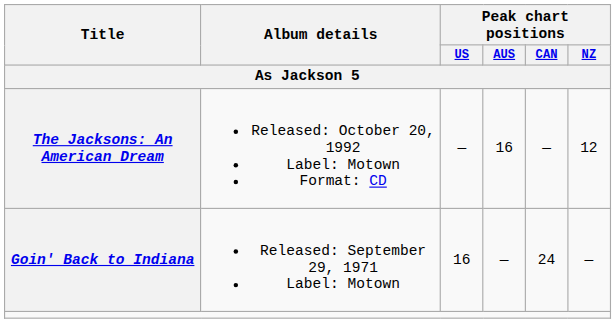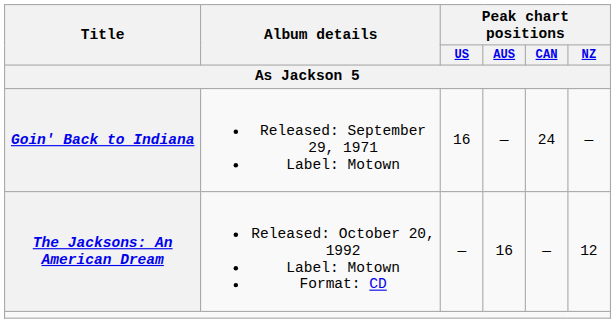rows swapped: (103, 260) <-> (103, 148)
